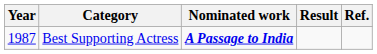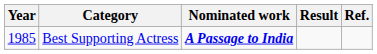(22, 37) 1987 -> (22, 37) 1985
